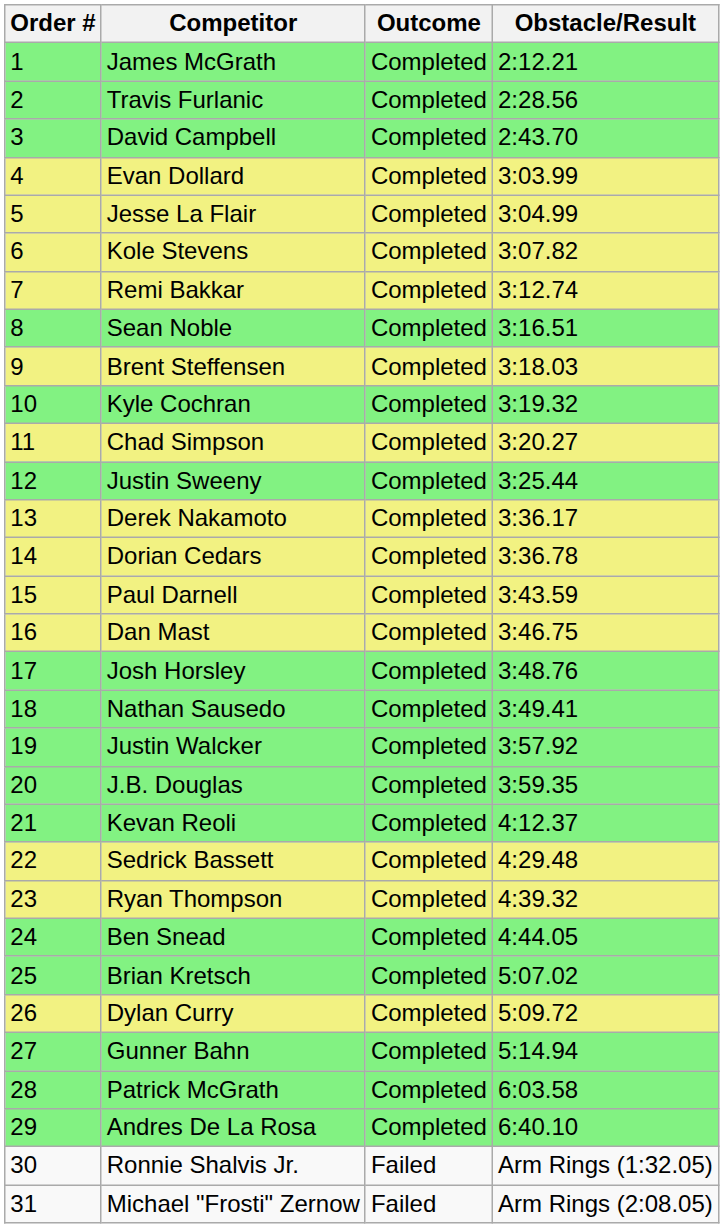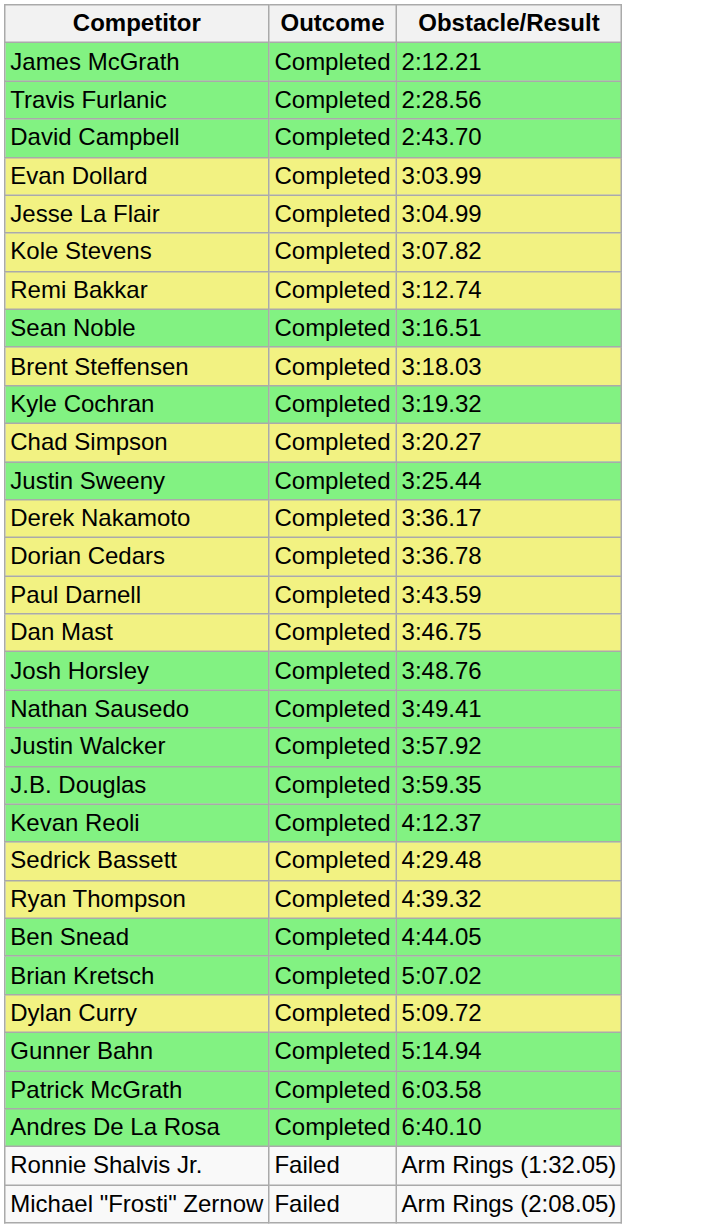- column: (53, 23)
